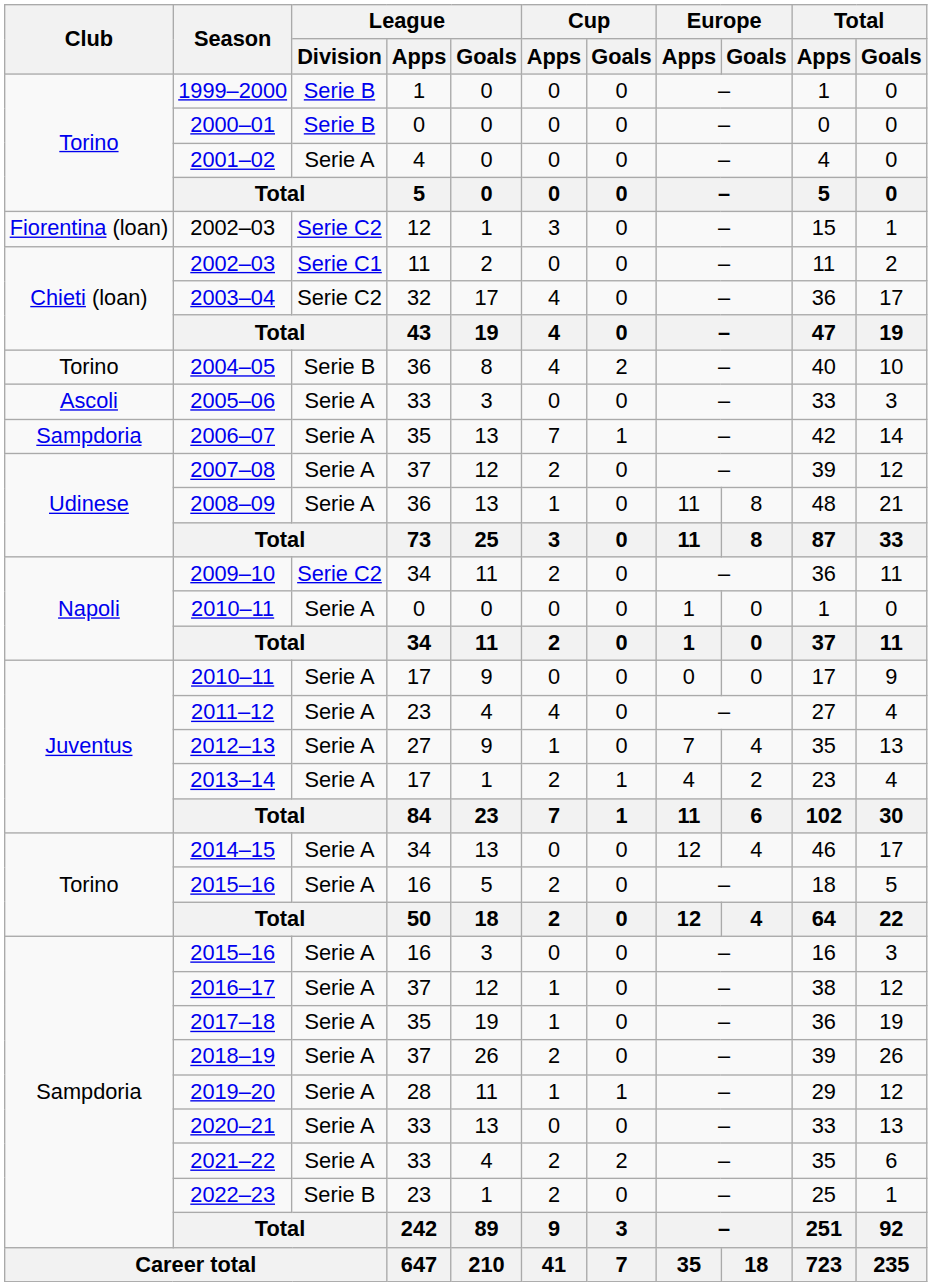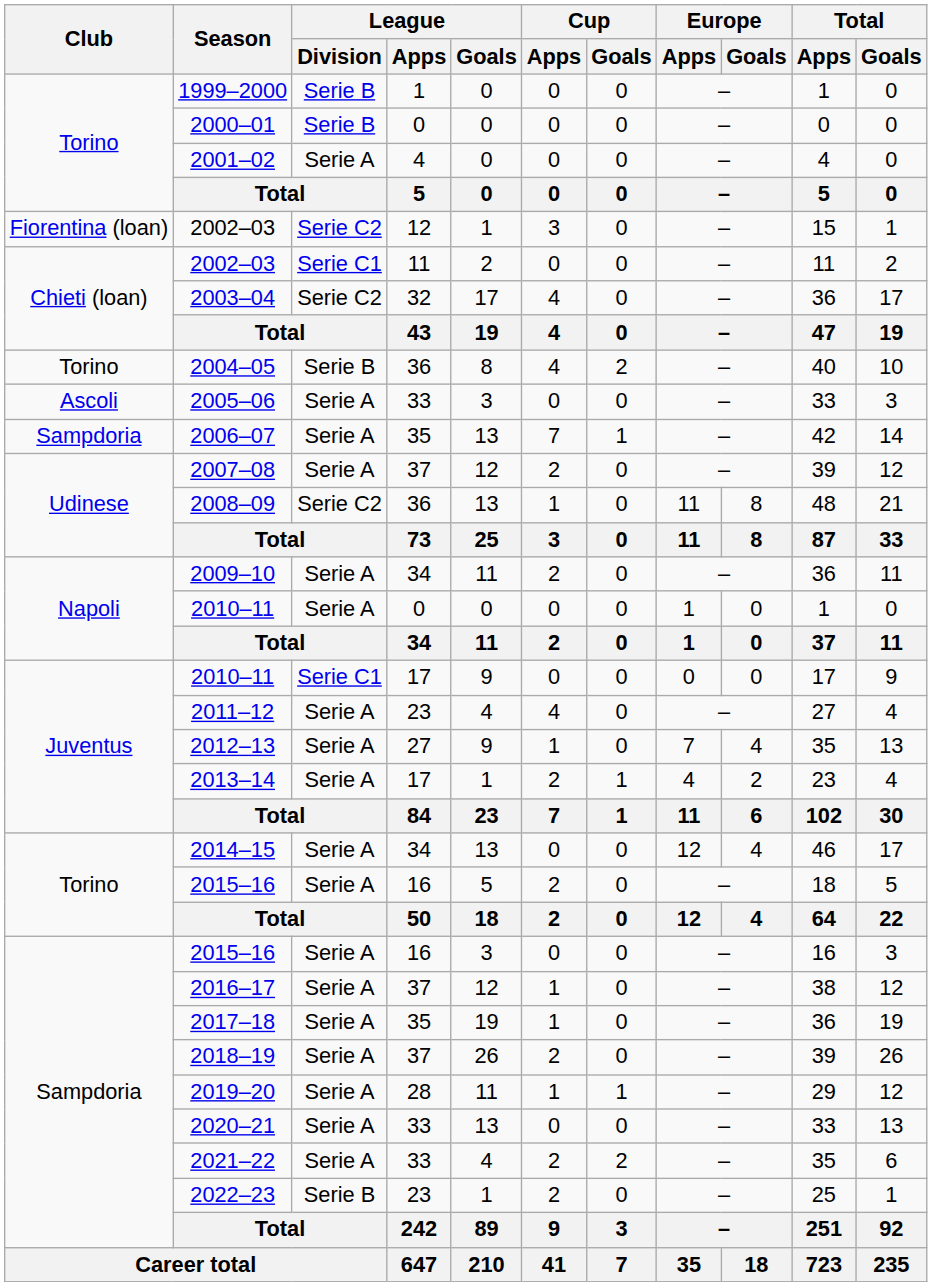(339, 504) Serie A -> (339, 504) Serie C2
(339, 573) Serie C2 -> (339, 573) Serie A
(339, 677) Serie A -> (339, 677) Serie C1
